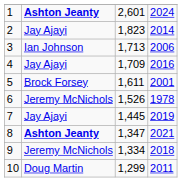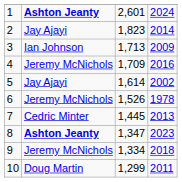(162, 47) 2006 -> (162, 47) 2009
(45, 64) Jay Ajayi -> (68, 64) Jeremy McNichols
(56, 82) Brock Forsey -> (45, 82) Jay Ajayi
(131, 82) 1,611 -> (131, 82) 1,614
(162, 82) 2001 -> (162, 82) 2002
(45, 116) Jay Ajayi -> (56, 116) Cedric Minter
(162, 116) 2019 -> (162, 116) 2013
(162, 133) 2021 -> (162, 133) 2023
